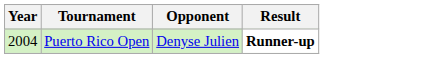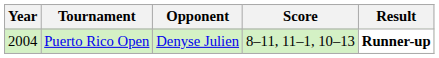+ column: (300, 17)
